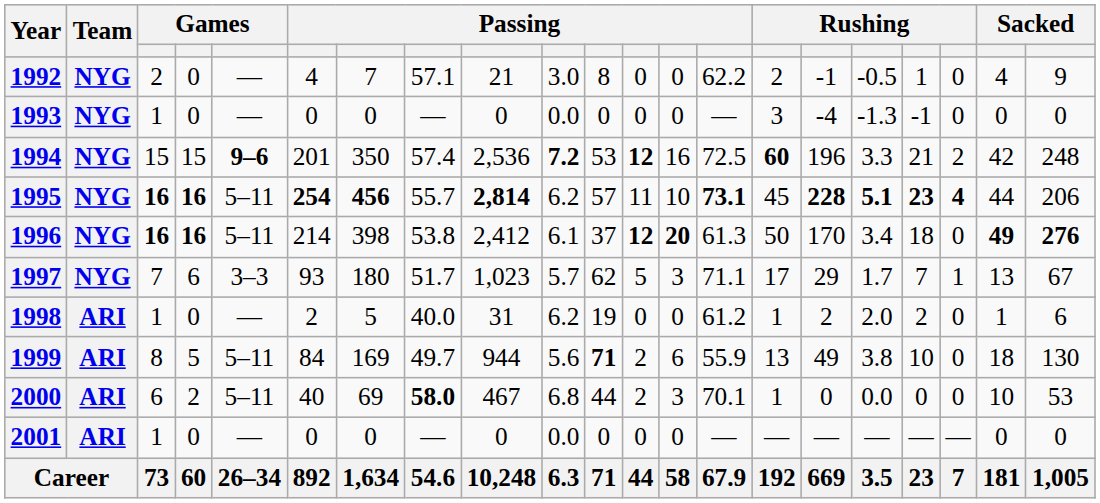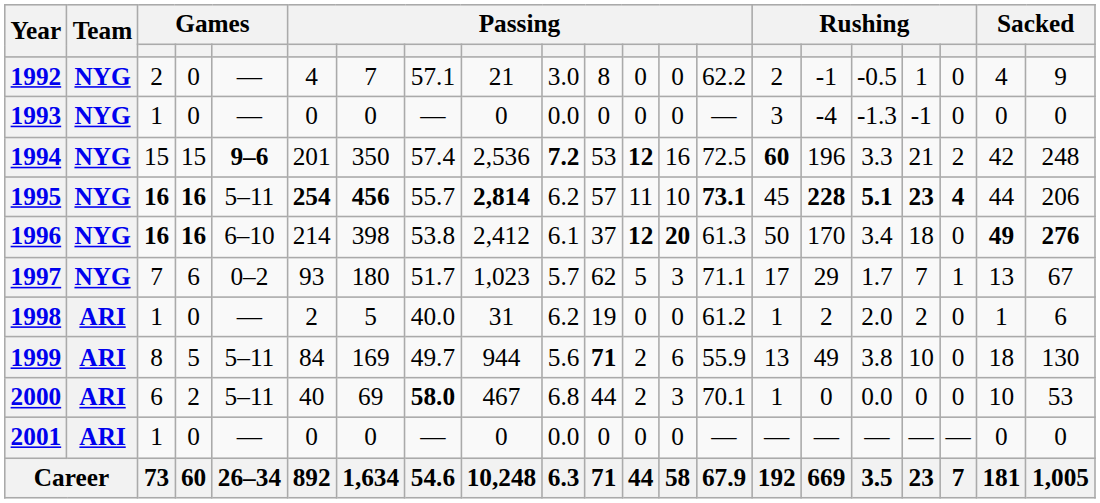(249, 236) 5–11 -> (249, 236) 6–10
(249, 276) 3–3 -> (249, 276) 0–2
